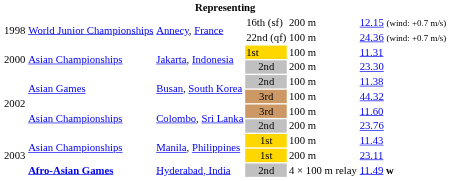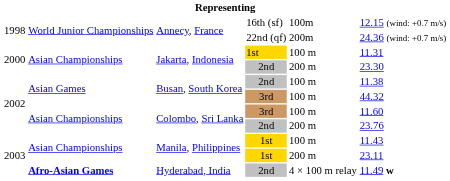(303, 22) 200 m -> (301, 22) 100m
(303, 37) 100 m -> (301, 37) 200m
